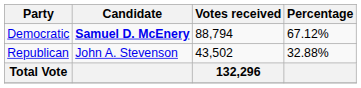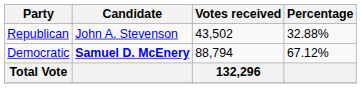rows swapped: (38, 33) <-> (38, 53)
